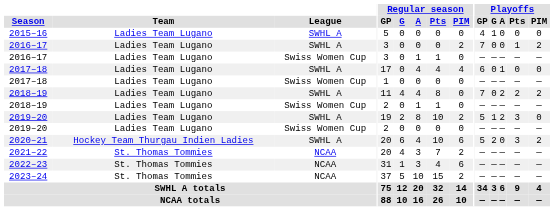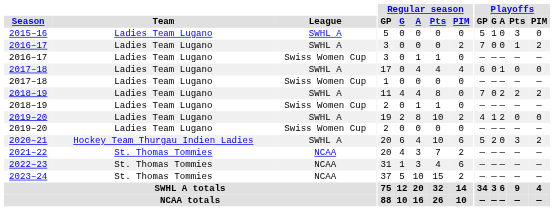(482, 34) 4 -> (482, 34) 5
(517, 34) 0 -> (517, 34) 3
(482, 117) 5 -> (482, 117) 4
(517, 117) 3 -> (517, 117) 0
